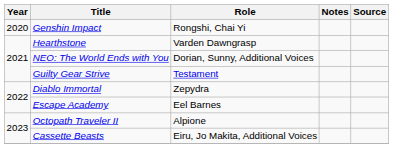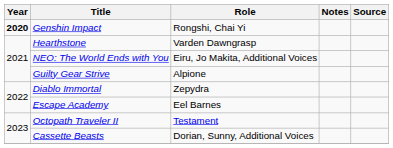(17, 27) normal -> (17, 27) bold
(243, 58) Dorian, Sunny, Additional Voices -> (245, 58) Eiru, Jo Makita, Additional Voices
(196, 74) Testament -> (190, 74) Alpione
(190, 120) Alpione -> (196, 120) Testament
(245, 136) Eiru, Jo Makita, Additional Voices -> (243, 136) Dorian, Sunny, Additional Voices
